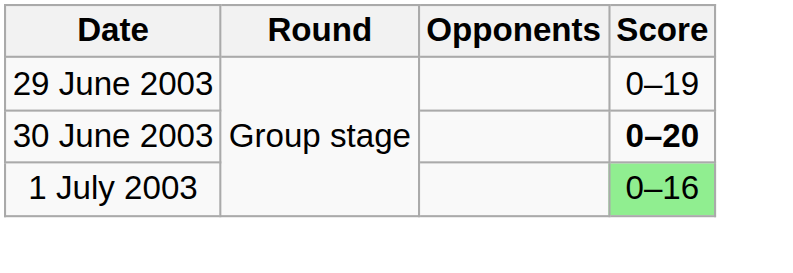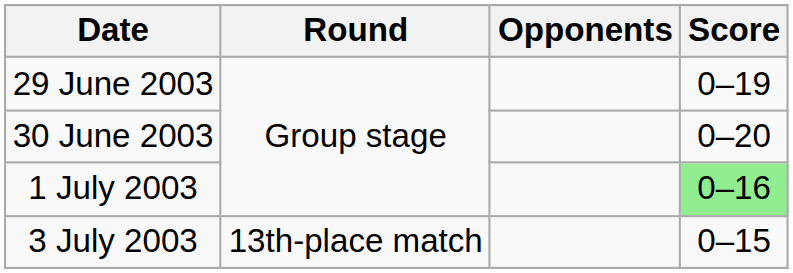(662, 135) bold -> (734, 135) normal
+ row: (113, 240)
